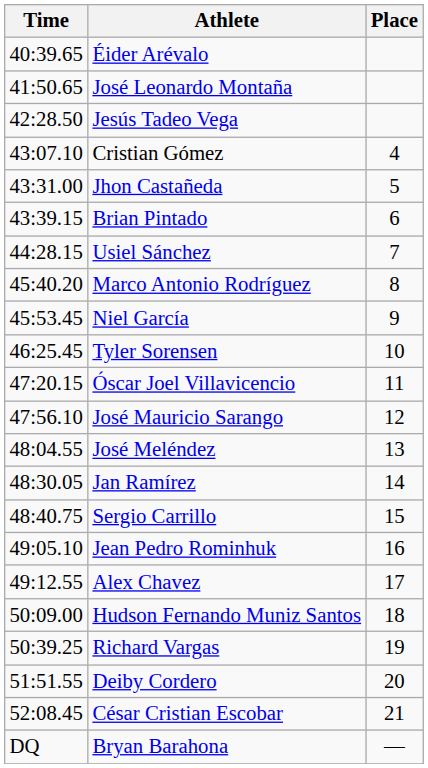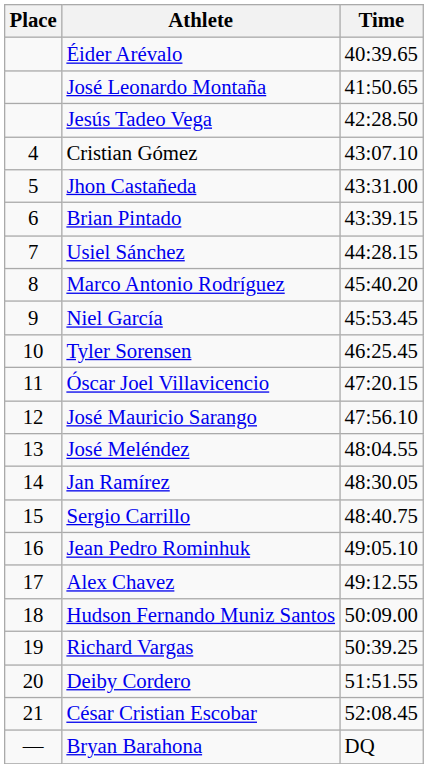columns swapped: (394, 20) <-> (46, 20)
